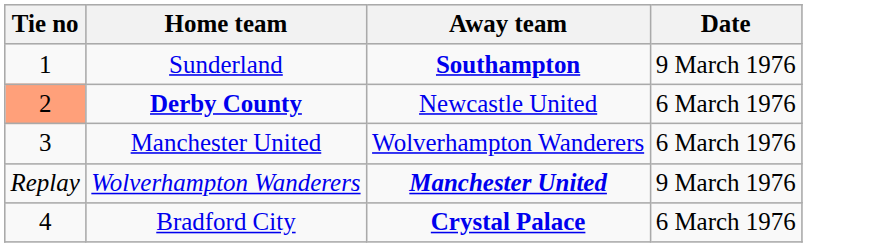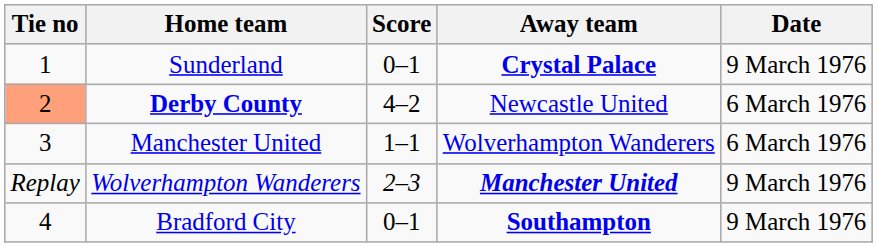+ column: (402, 24)
(508, 63) Southampton -> (579, 63) Crystal Palace
(508, 222) Crystal Palace -> (579, 222) Southampton
(726, 222) 6 March 1976 -> (796, 222) 9 March 1976
